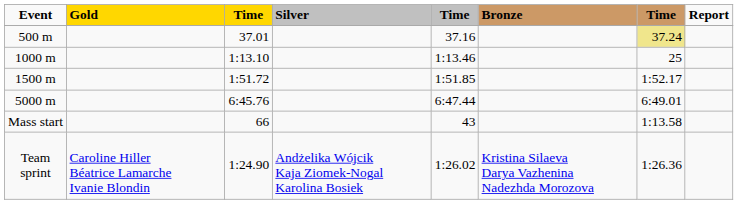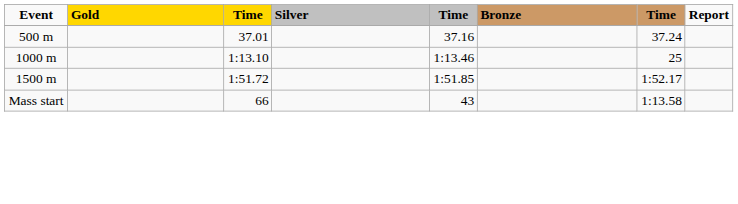(667, 36) khaki background -> (667, 36) no background
- row: (35, 100)
- row: (35, 165)
